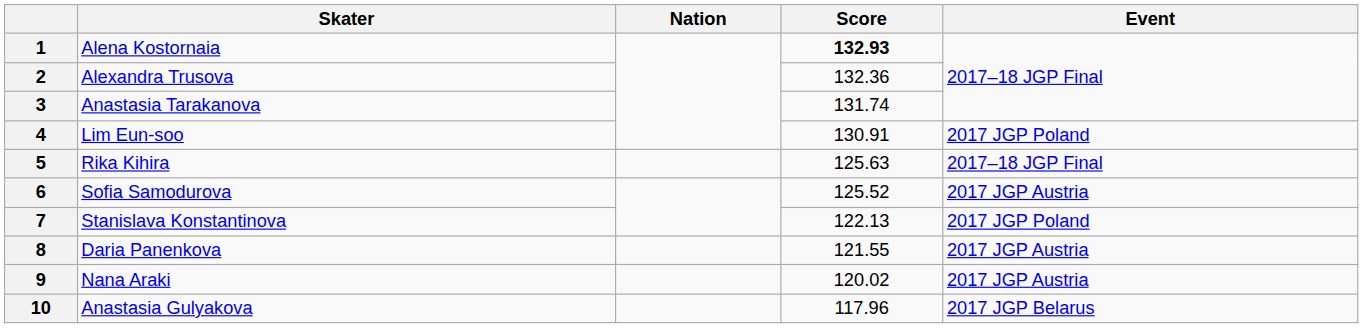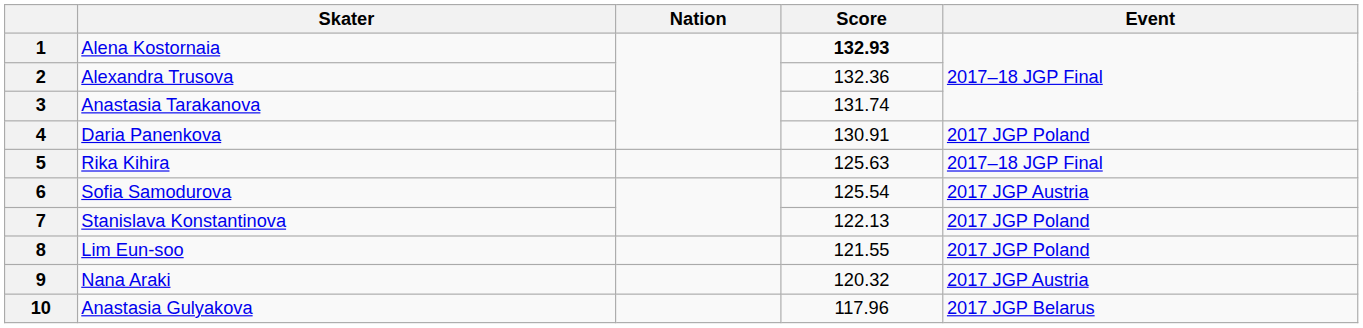(132, 134) Lim Eun-soo -> (151, 134) Daria Panenkova
(862, 192) 125.52 -> (862, 192) 125.54
(151, 250) Daria Panenkova -> (132, 250) Lim Eun-soo
(1018, 250) 2017 JGP Austria -> (1018, 250) 2017 JGP Poland
(862, 279) 120.02 -> (862, 279) 120.32
